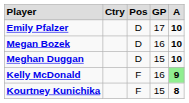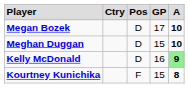- row: (37, 28)
(159, 43) 16 -> (159, 28) 17
(138, 75) F -> (138, 59) D
